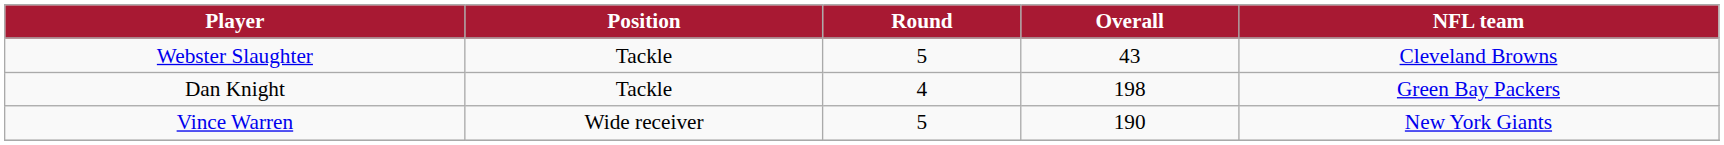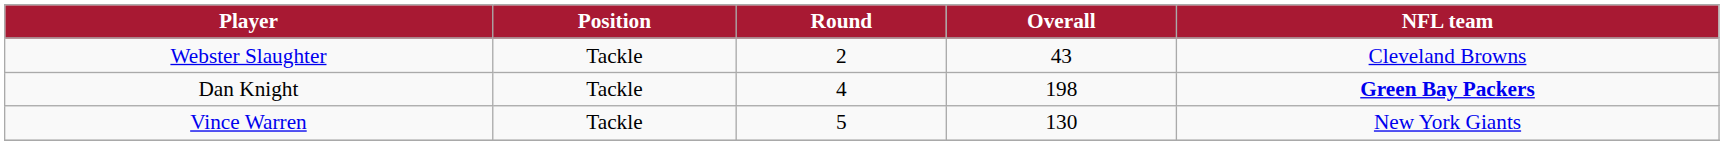(922, 55) 5 -> (841, 55) 2
(1478, 88) normal -> (1448, 88) bold
(644, 122) Wide receiver -> (614, 122) Tackle
(1130, 122) 190 -> (1061, 122) 130
